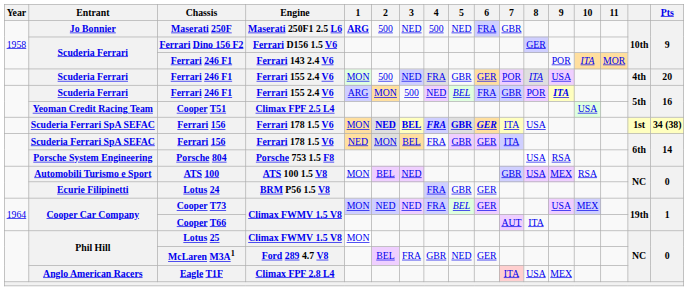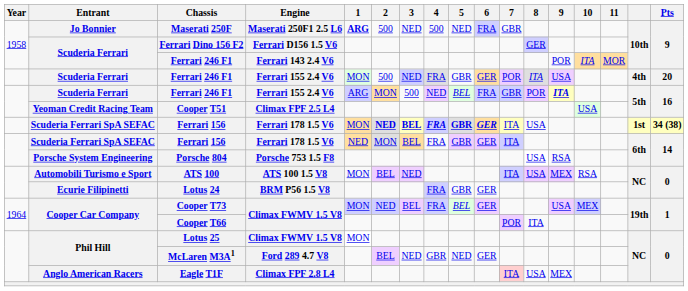(511, 174) GBR -> (511, 174) ITA
(412, 206) NED -> (412, 206) BEL
(511, 222) AUT -> (511, 222) POR
(412, 256) FRA -> (412, 256) NED
